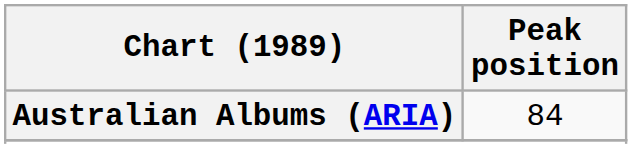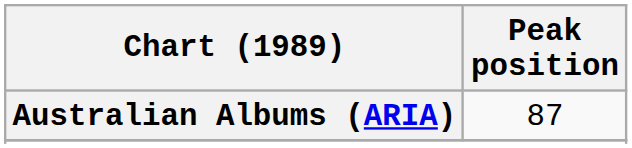(545, 116) 84 -> (545, 116) 87
